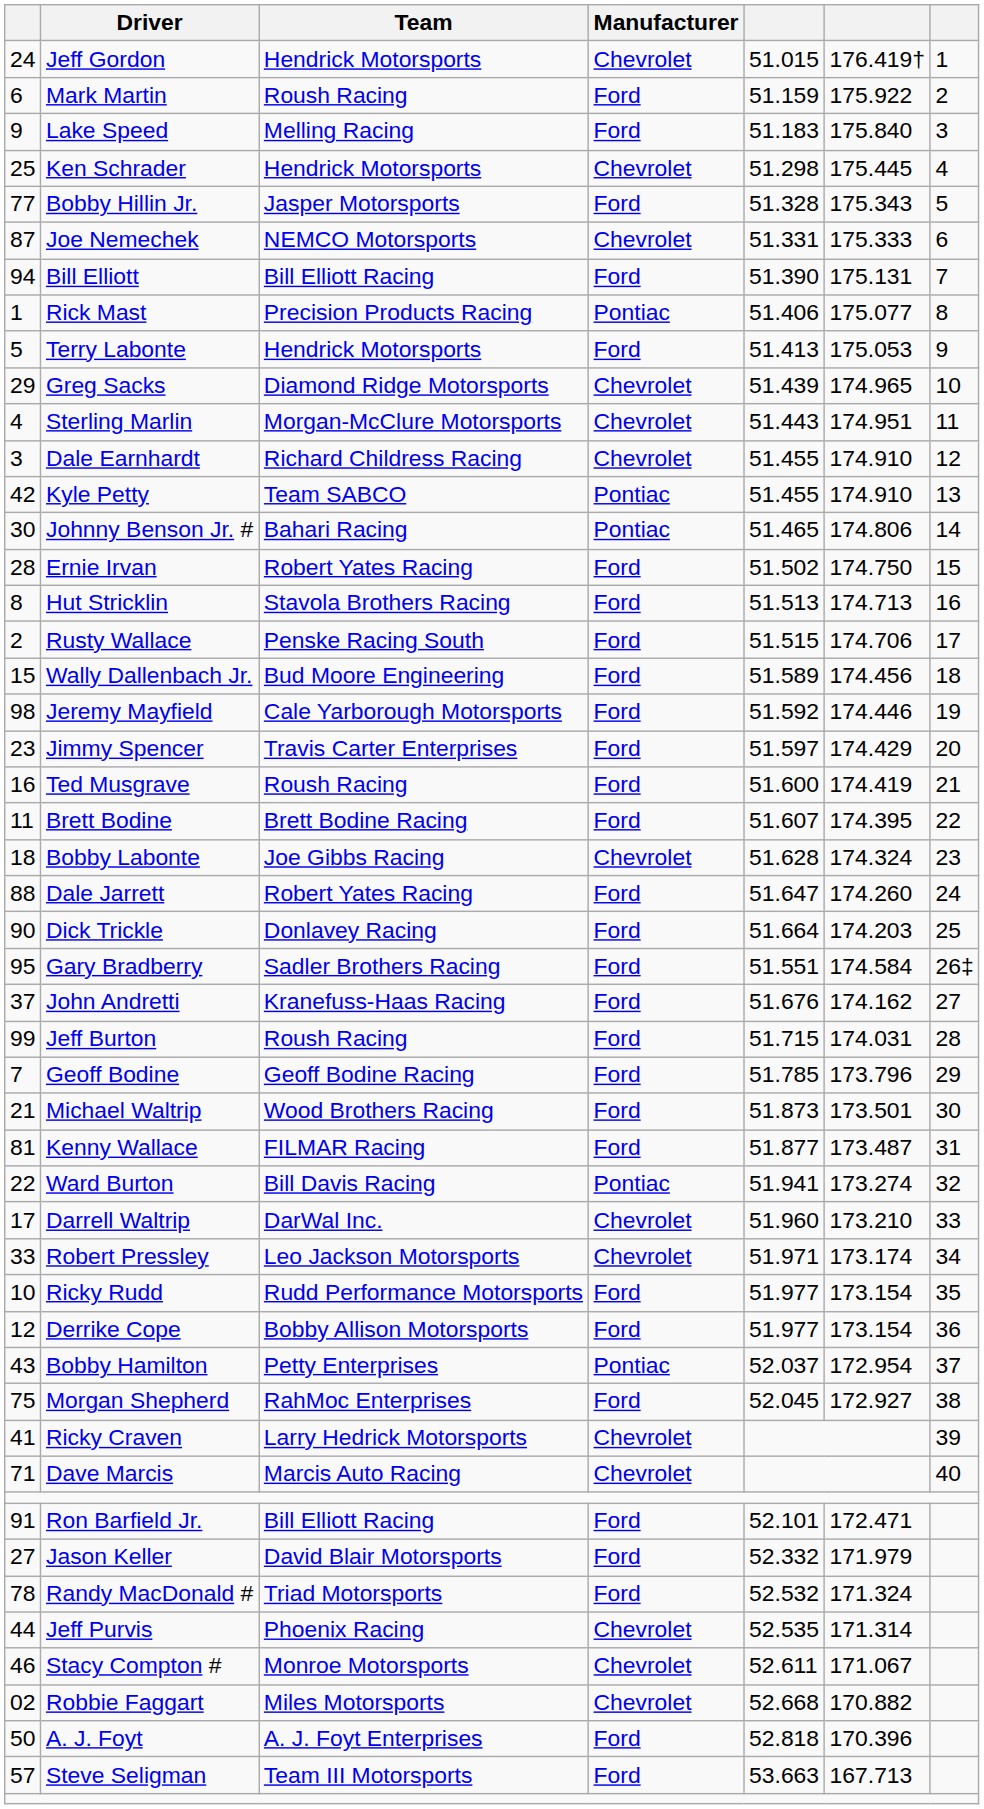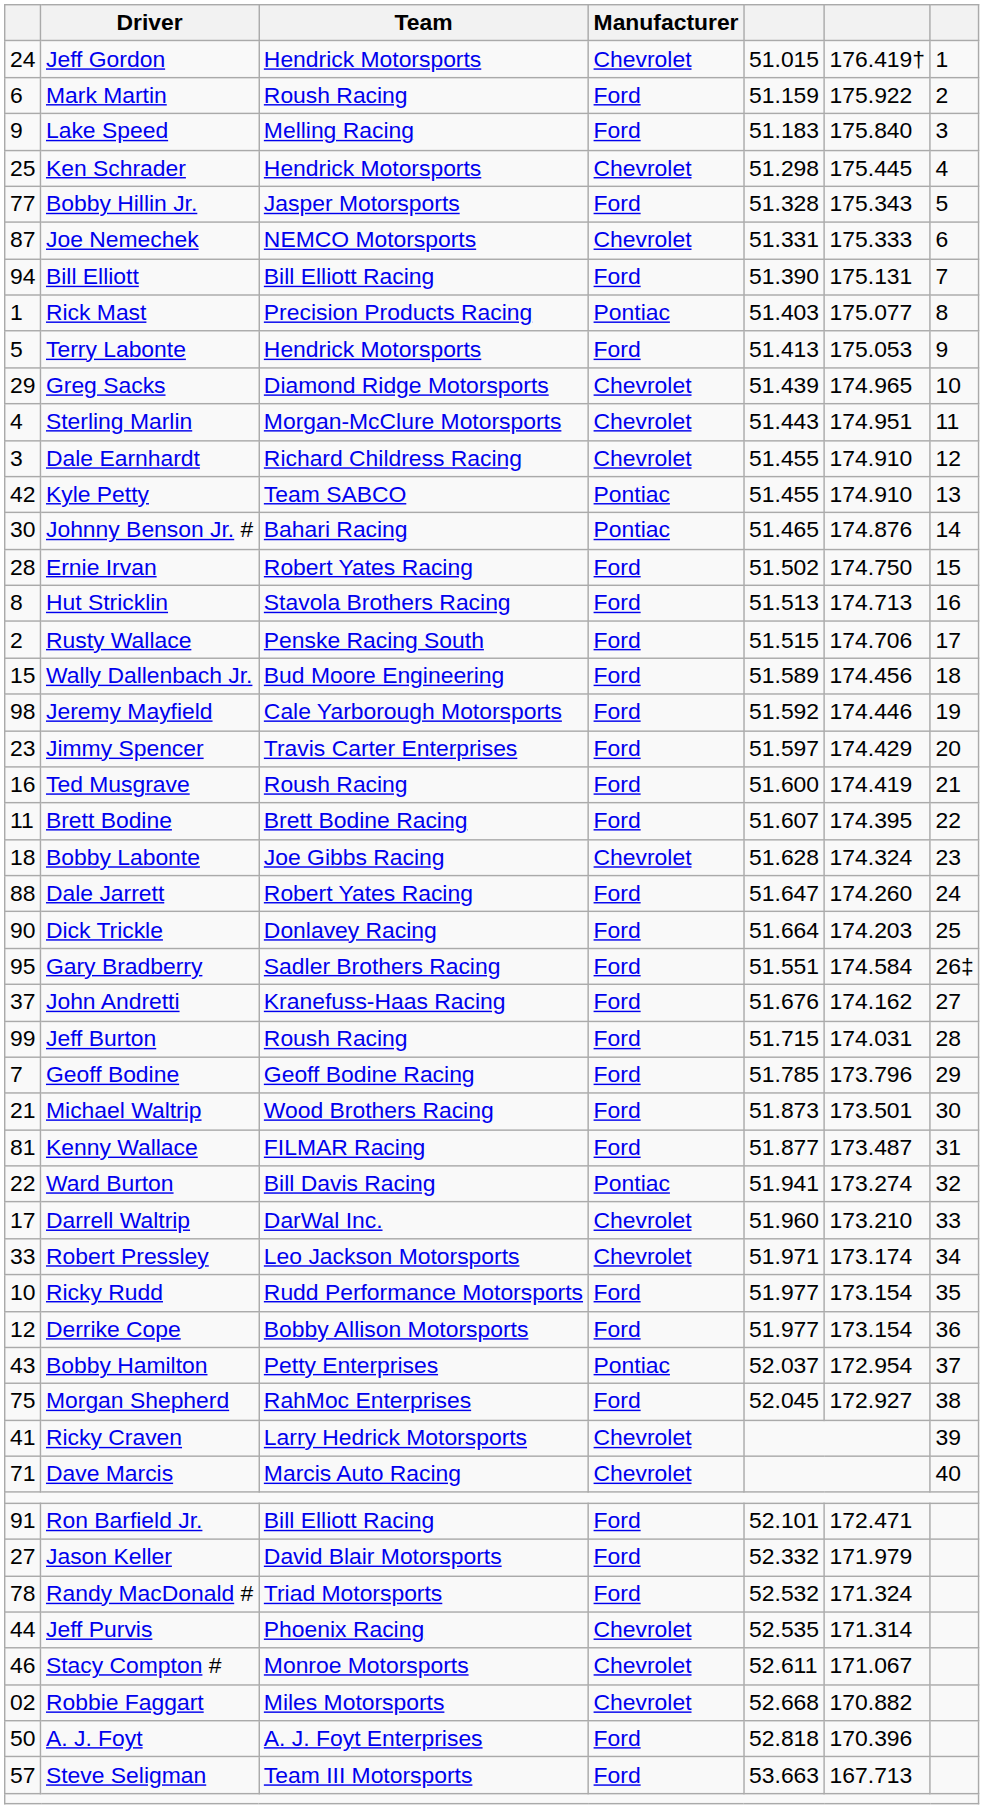(784, 312) 51.406 -> (784, 312) 51.403
(871, 530) 174.806 -> (871, 530) 174.876
